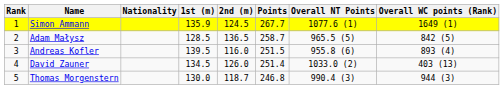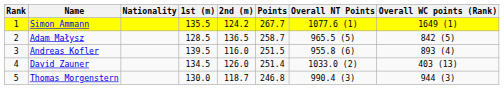(198, 24) 135.9 -> (198, 24) 135.5
(236, 24) 124.5 -> (236, 24) 124.2
